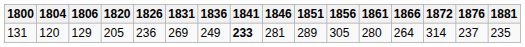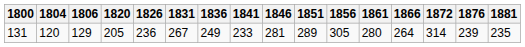(178, 33) 269 -> (178, 33) 267
(243, 33) bold -> (243, 33) normal
(468, 33) 237 -> (468, 33) 239
